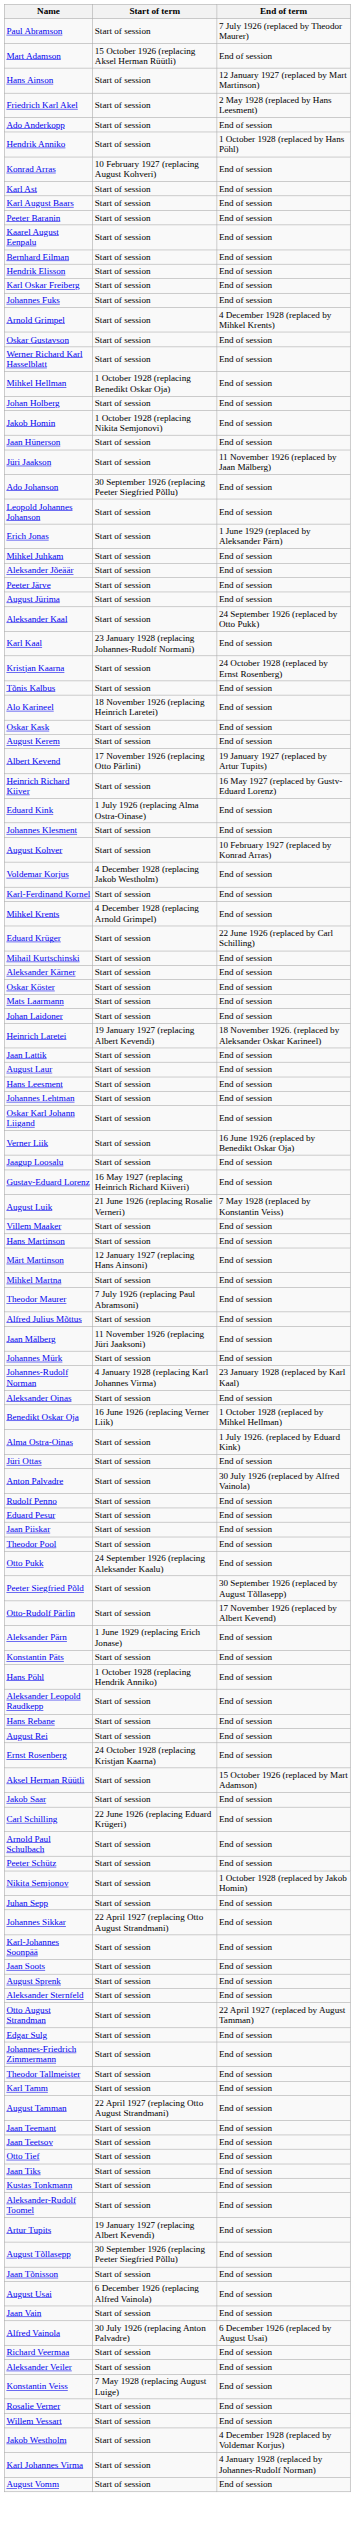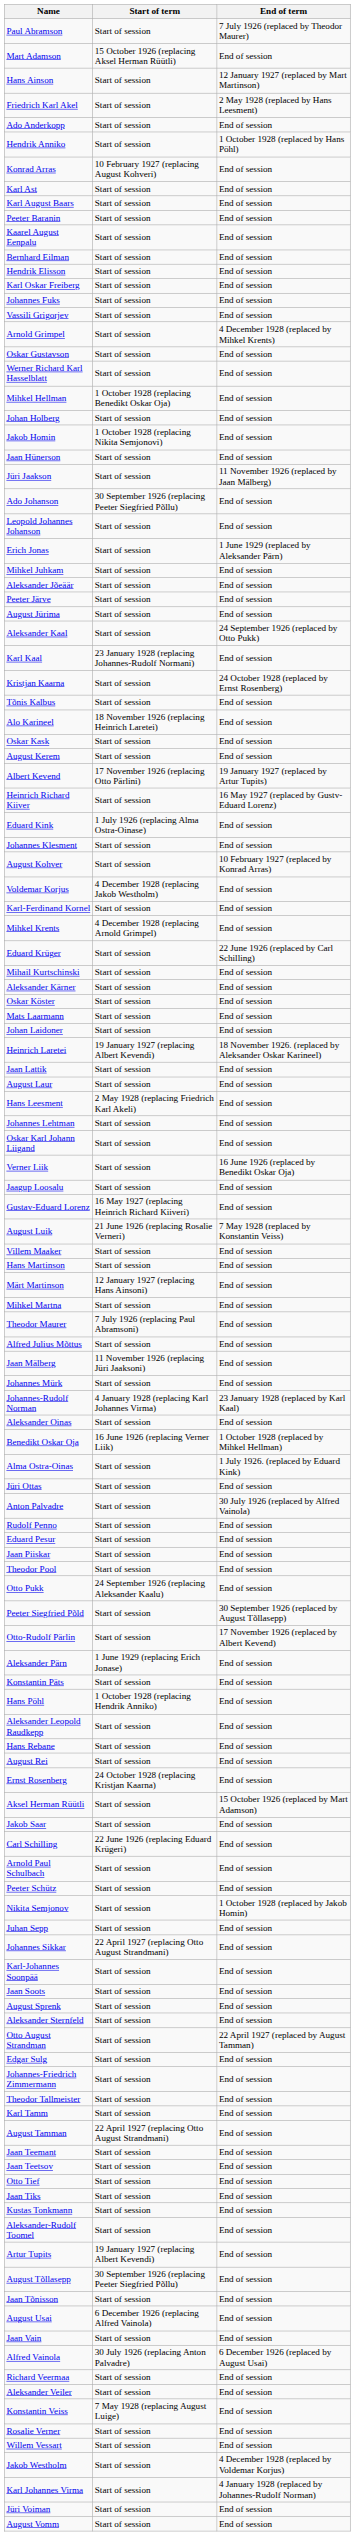+ row: (37, 314)
(123, 1084) Start of session -> (154, 1103) 2 May 1928 (replacing Friedrich Karl Akeli)
+ row: (28, 2509)
